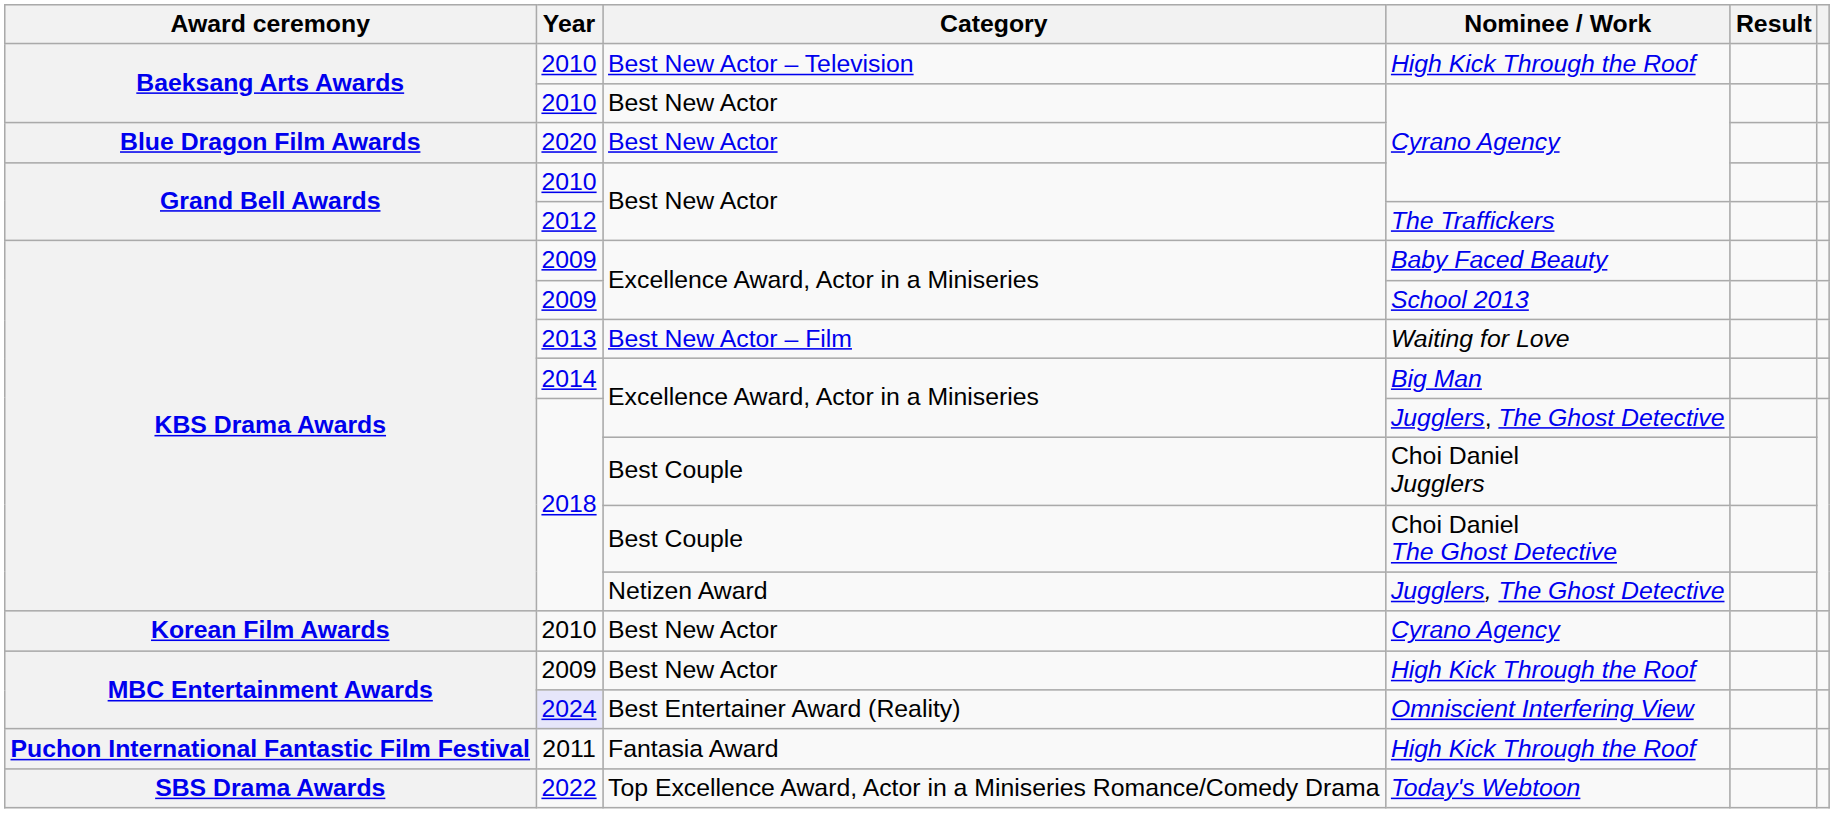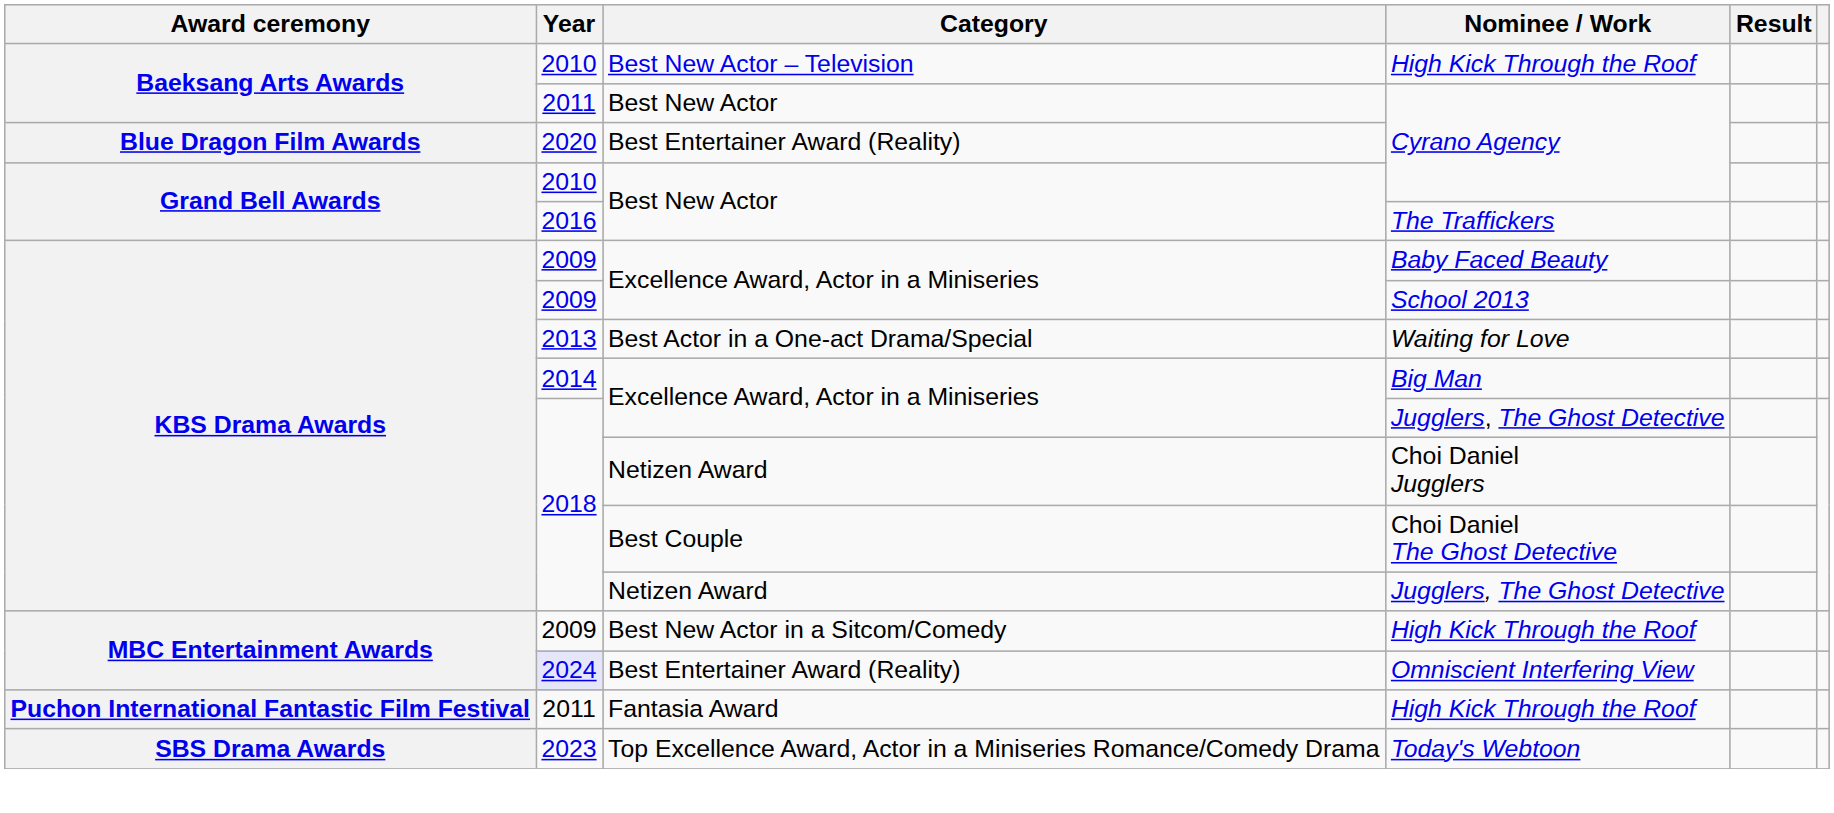(569, 102) 2010 -> (569, 102) 2011
(693, 142) Best New Actor -> (784, 142) Best Entertainer Award (Reality)
(569, 220) 2012 -> (569, 220) 2016
(730, 338) Best New Actor – Film -> (820, 338) Best Actor in a One-act Drama/Special
(676, 470) Best Couple -> (688, 470) Netizen Award
- row: (270, 630)
(693, 669) Best New Actor -> (807, 630) Best New Actor in a Sitcom/Comedy
(569, 787) 2022 -> (569, 748) 2023
